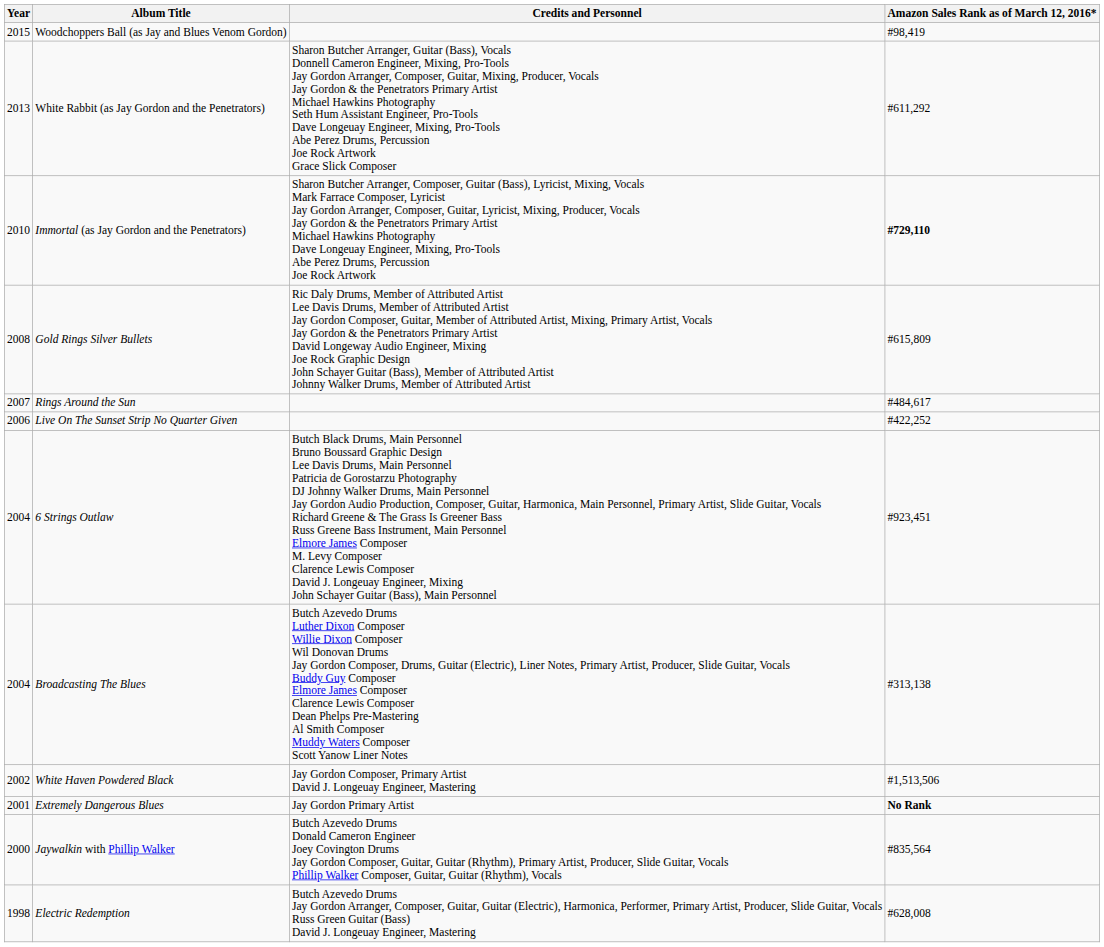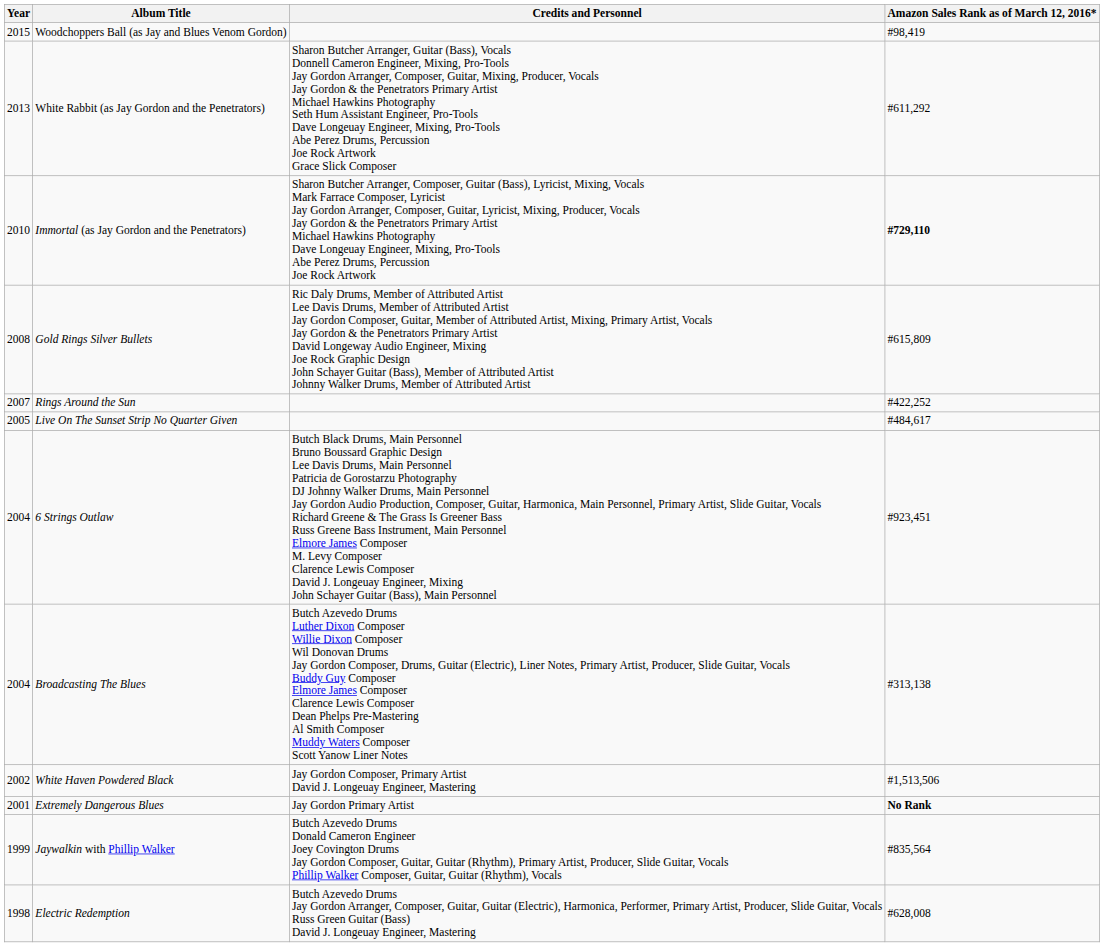(909, 403) #484,617 -> (909, 403) #422,252
(19, 421) 2006 -> (19, 421) 2005
(909, 421) #422,252 -> (909, 421) #484,617
(19, 849) 2000 -> (19, 849) 1999
